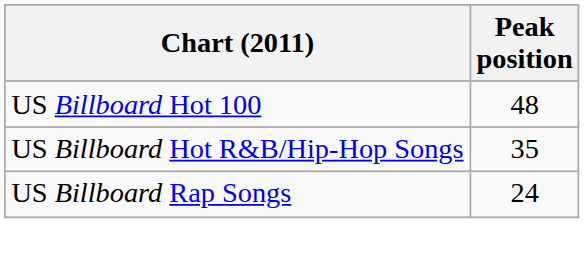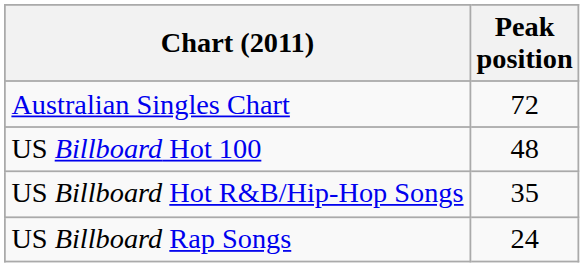+ row: (151, 103)
